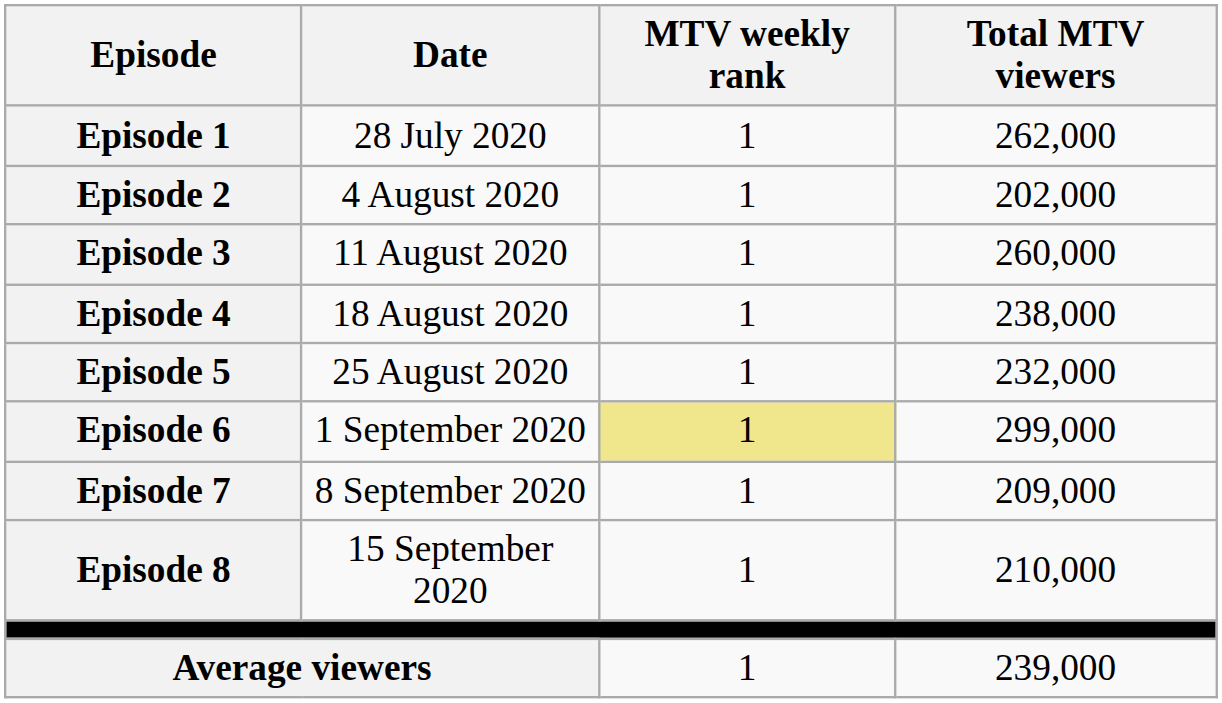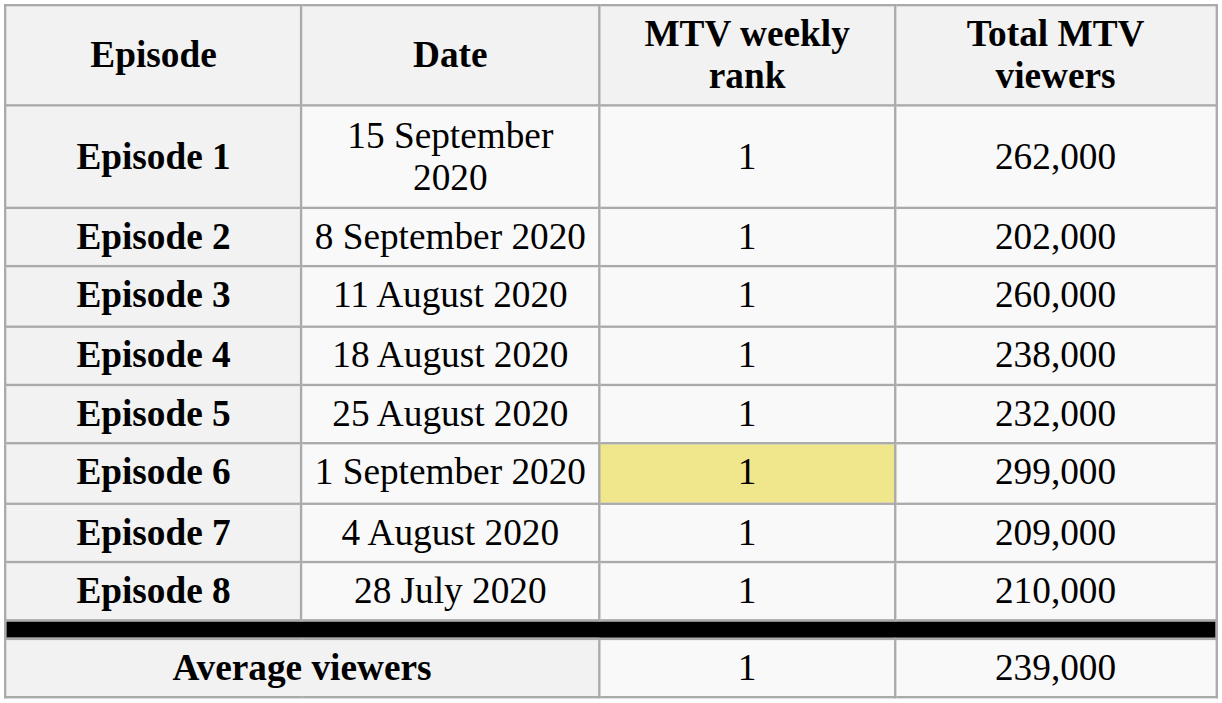(450, 135) 28 July 2020 -> (450, 156) 15 September 2020
(450, 194) 4 August 2020 -> (450, 236) 8 September 2020
(450, 489) 8 September 2020 -> (450, 531) 4 August 2020
(450, 569) 15 September 2020 -> (450, 590) 28 July 2020
